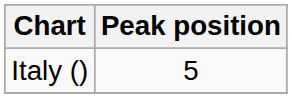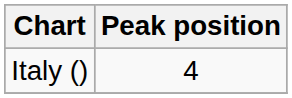(191, 70) 5 -> (191, 70) 4
